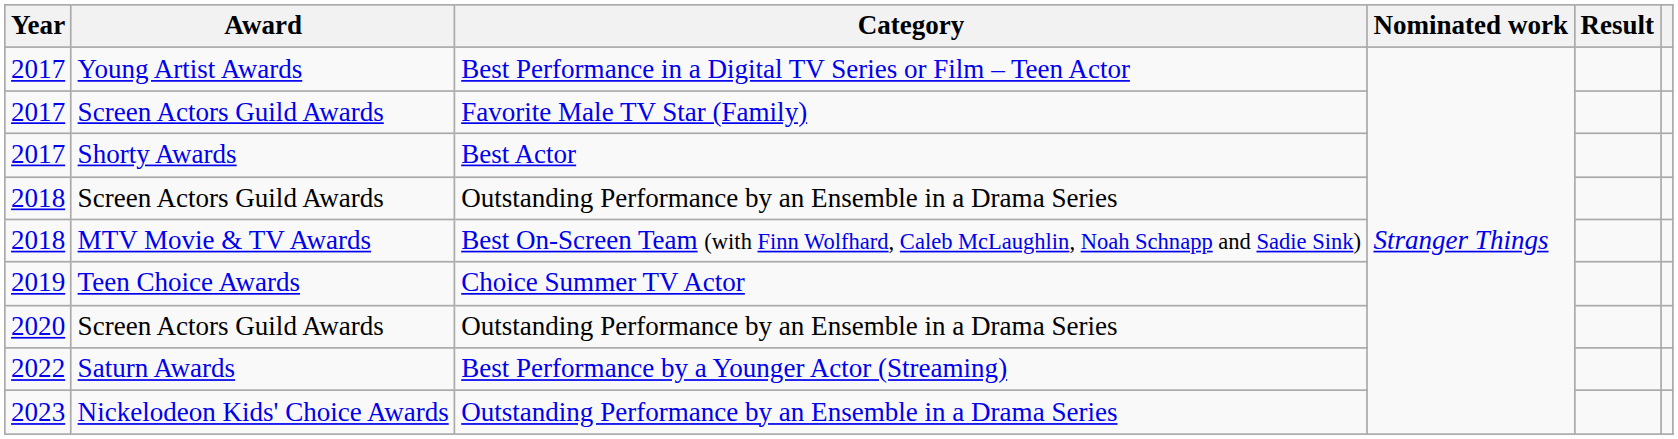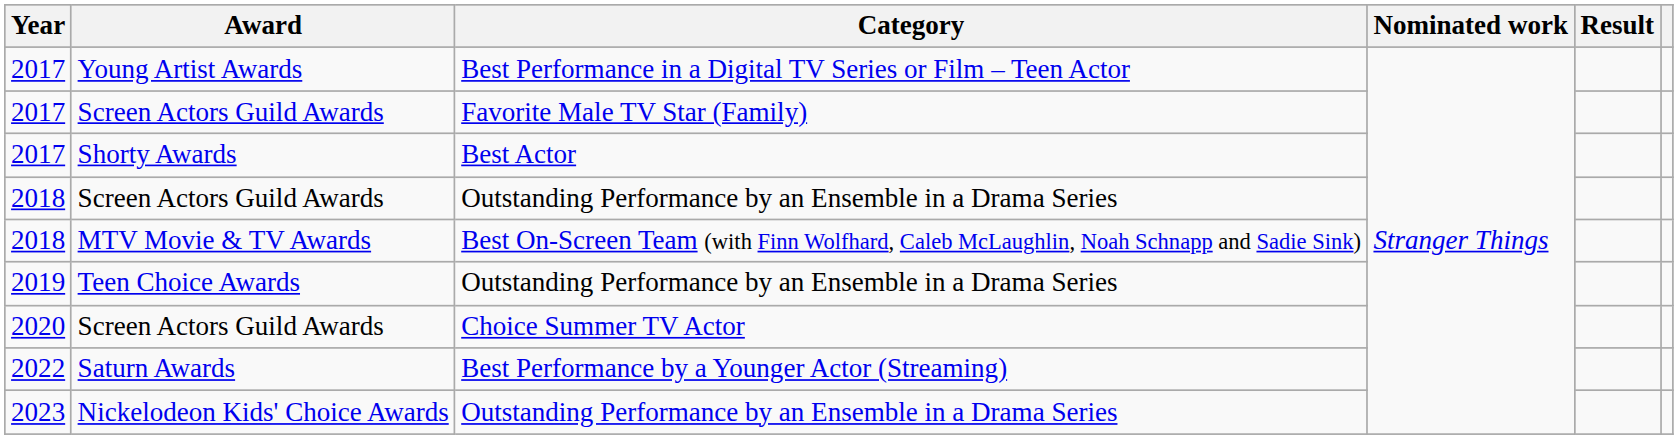(603, 283) Choice Summer TV Actor -> (789, 283) Outstanding Performance by an Ensemble in a Drama Series
(789, 326) Outstanding Performance by an Ensemble in a Drama Series -> (603, 326) Choice Summer TV Actor
